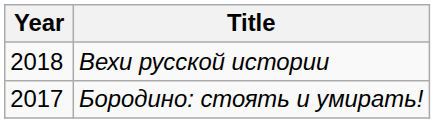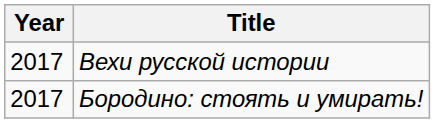(39, 61) 2018 -> (39, 61) 2017
